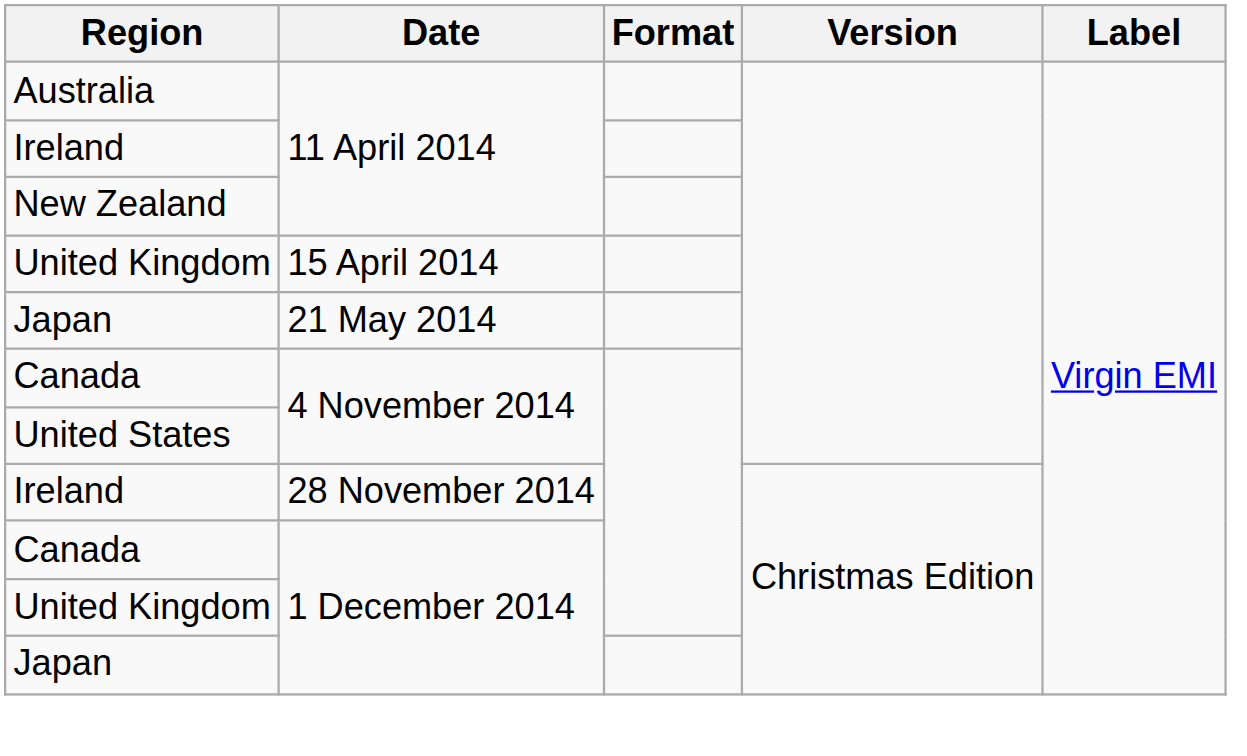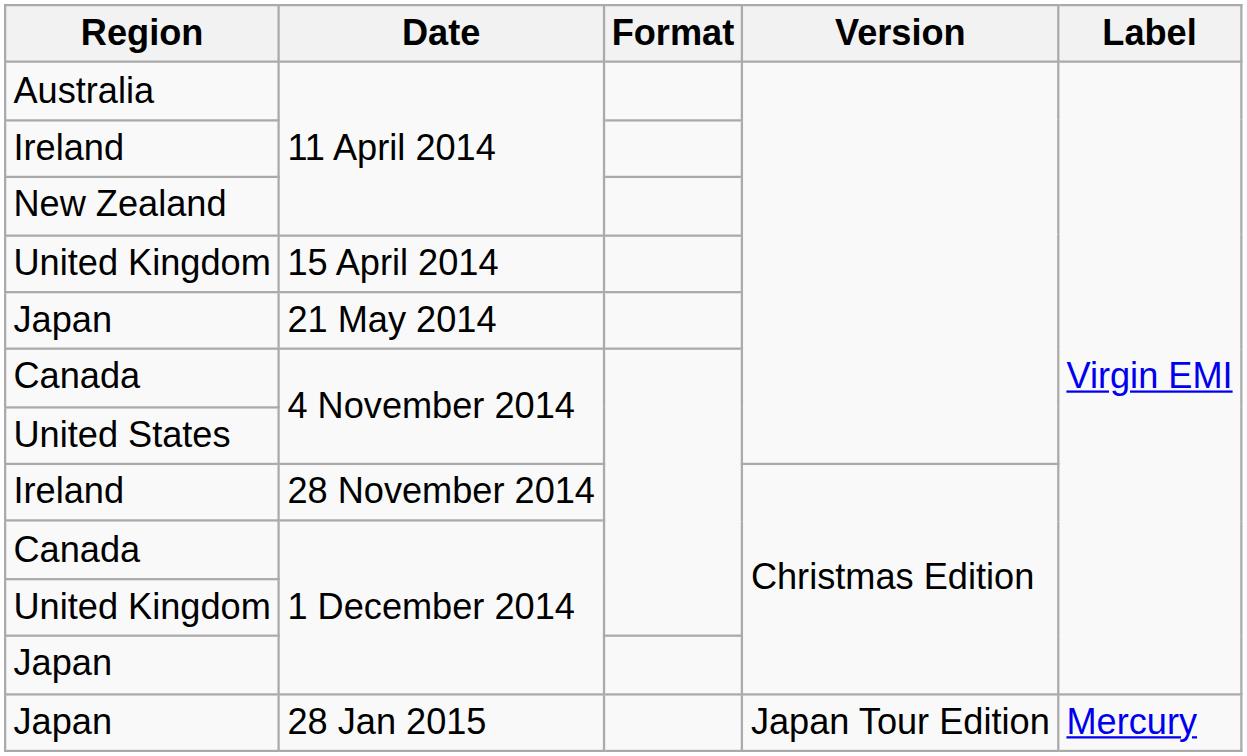+ row: (63, 721)
